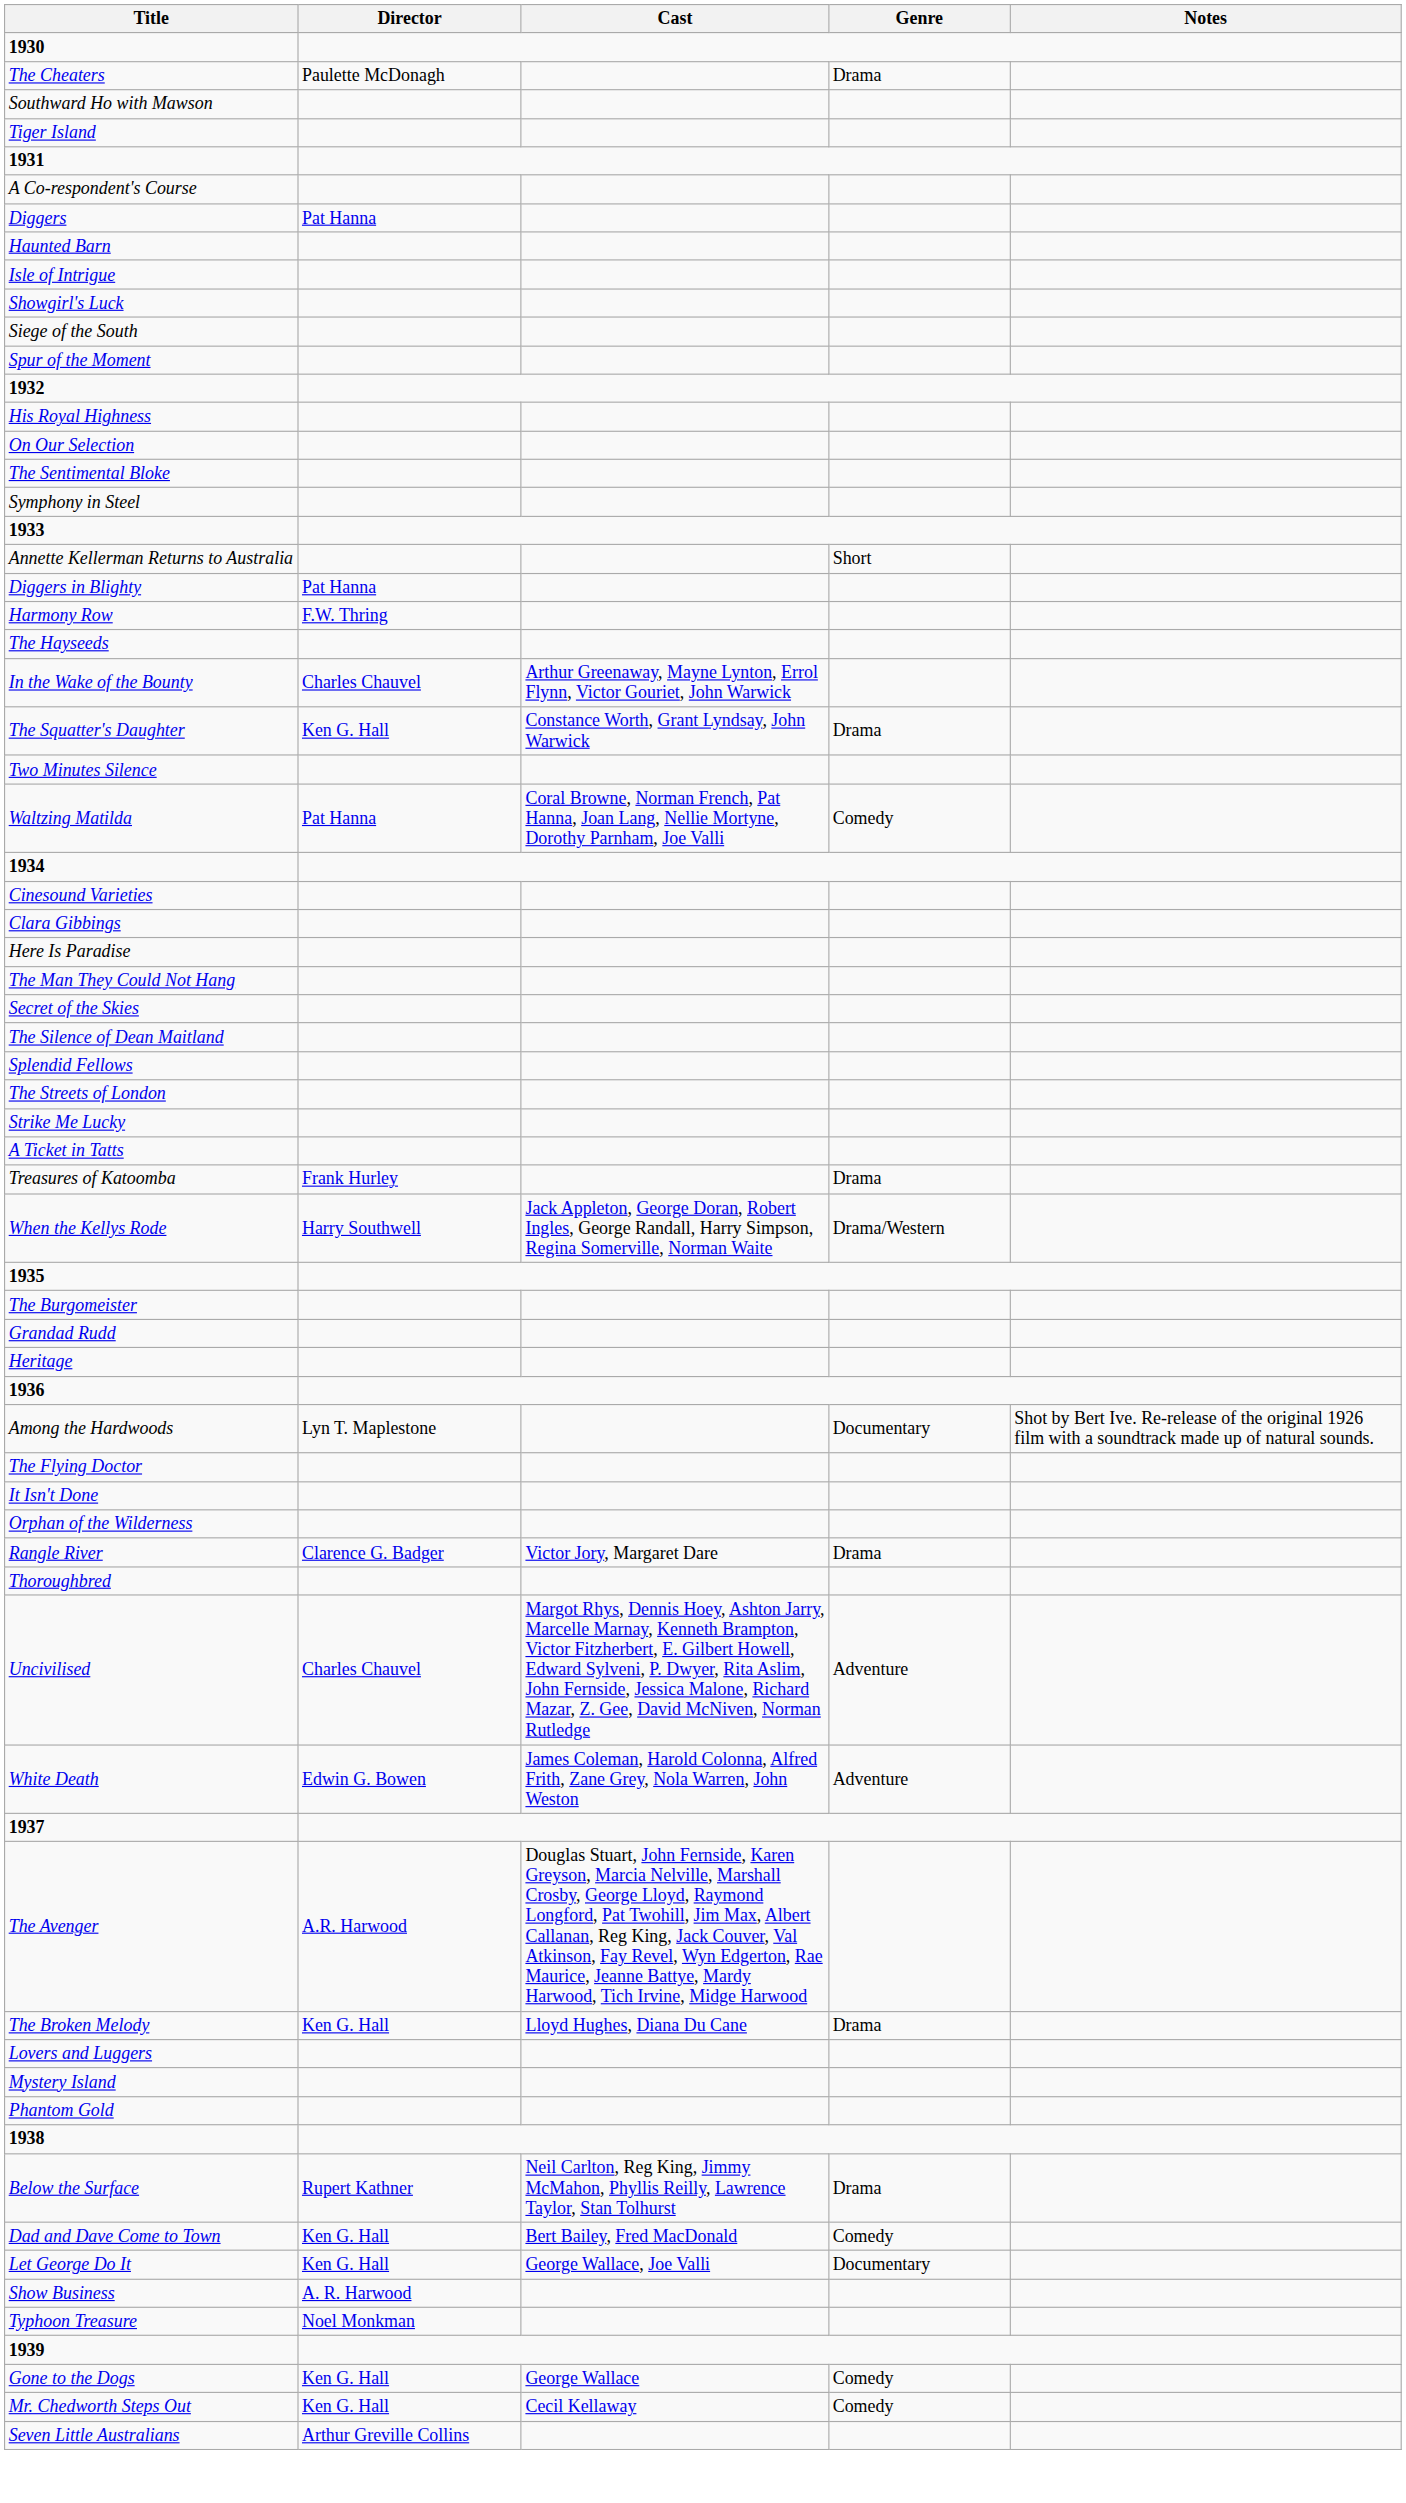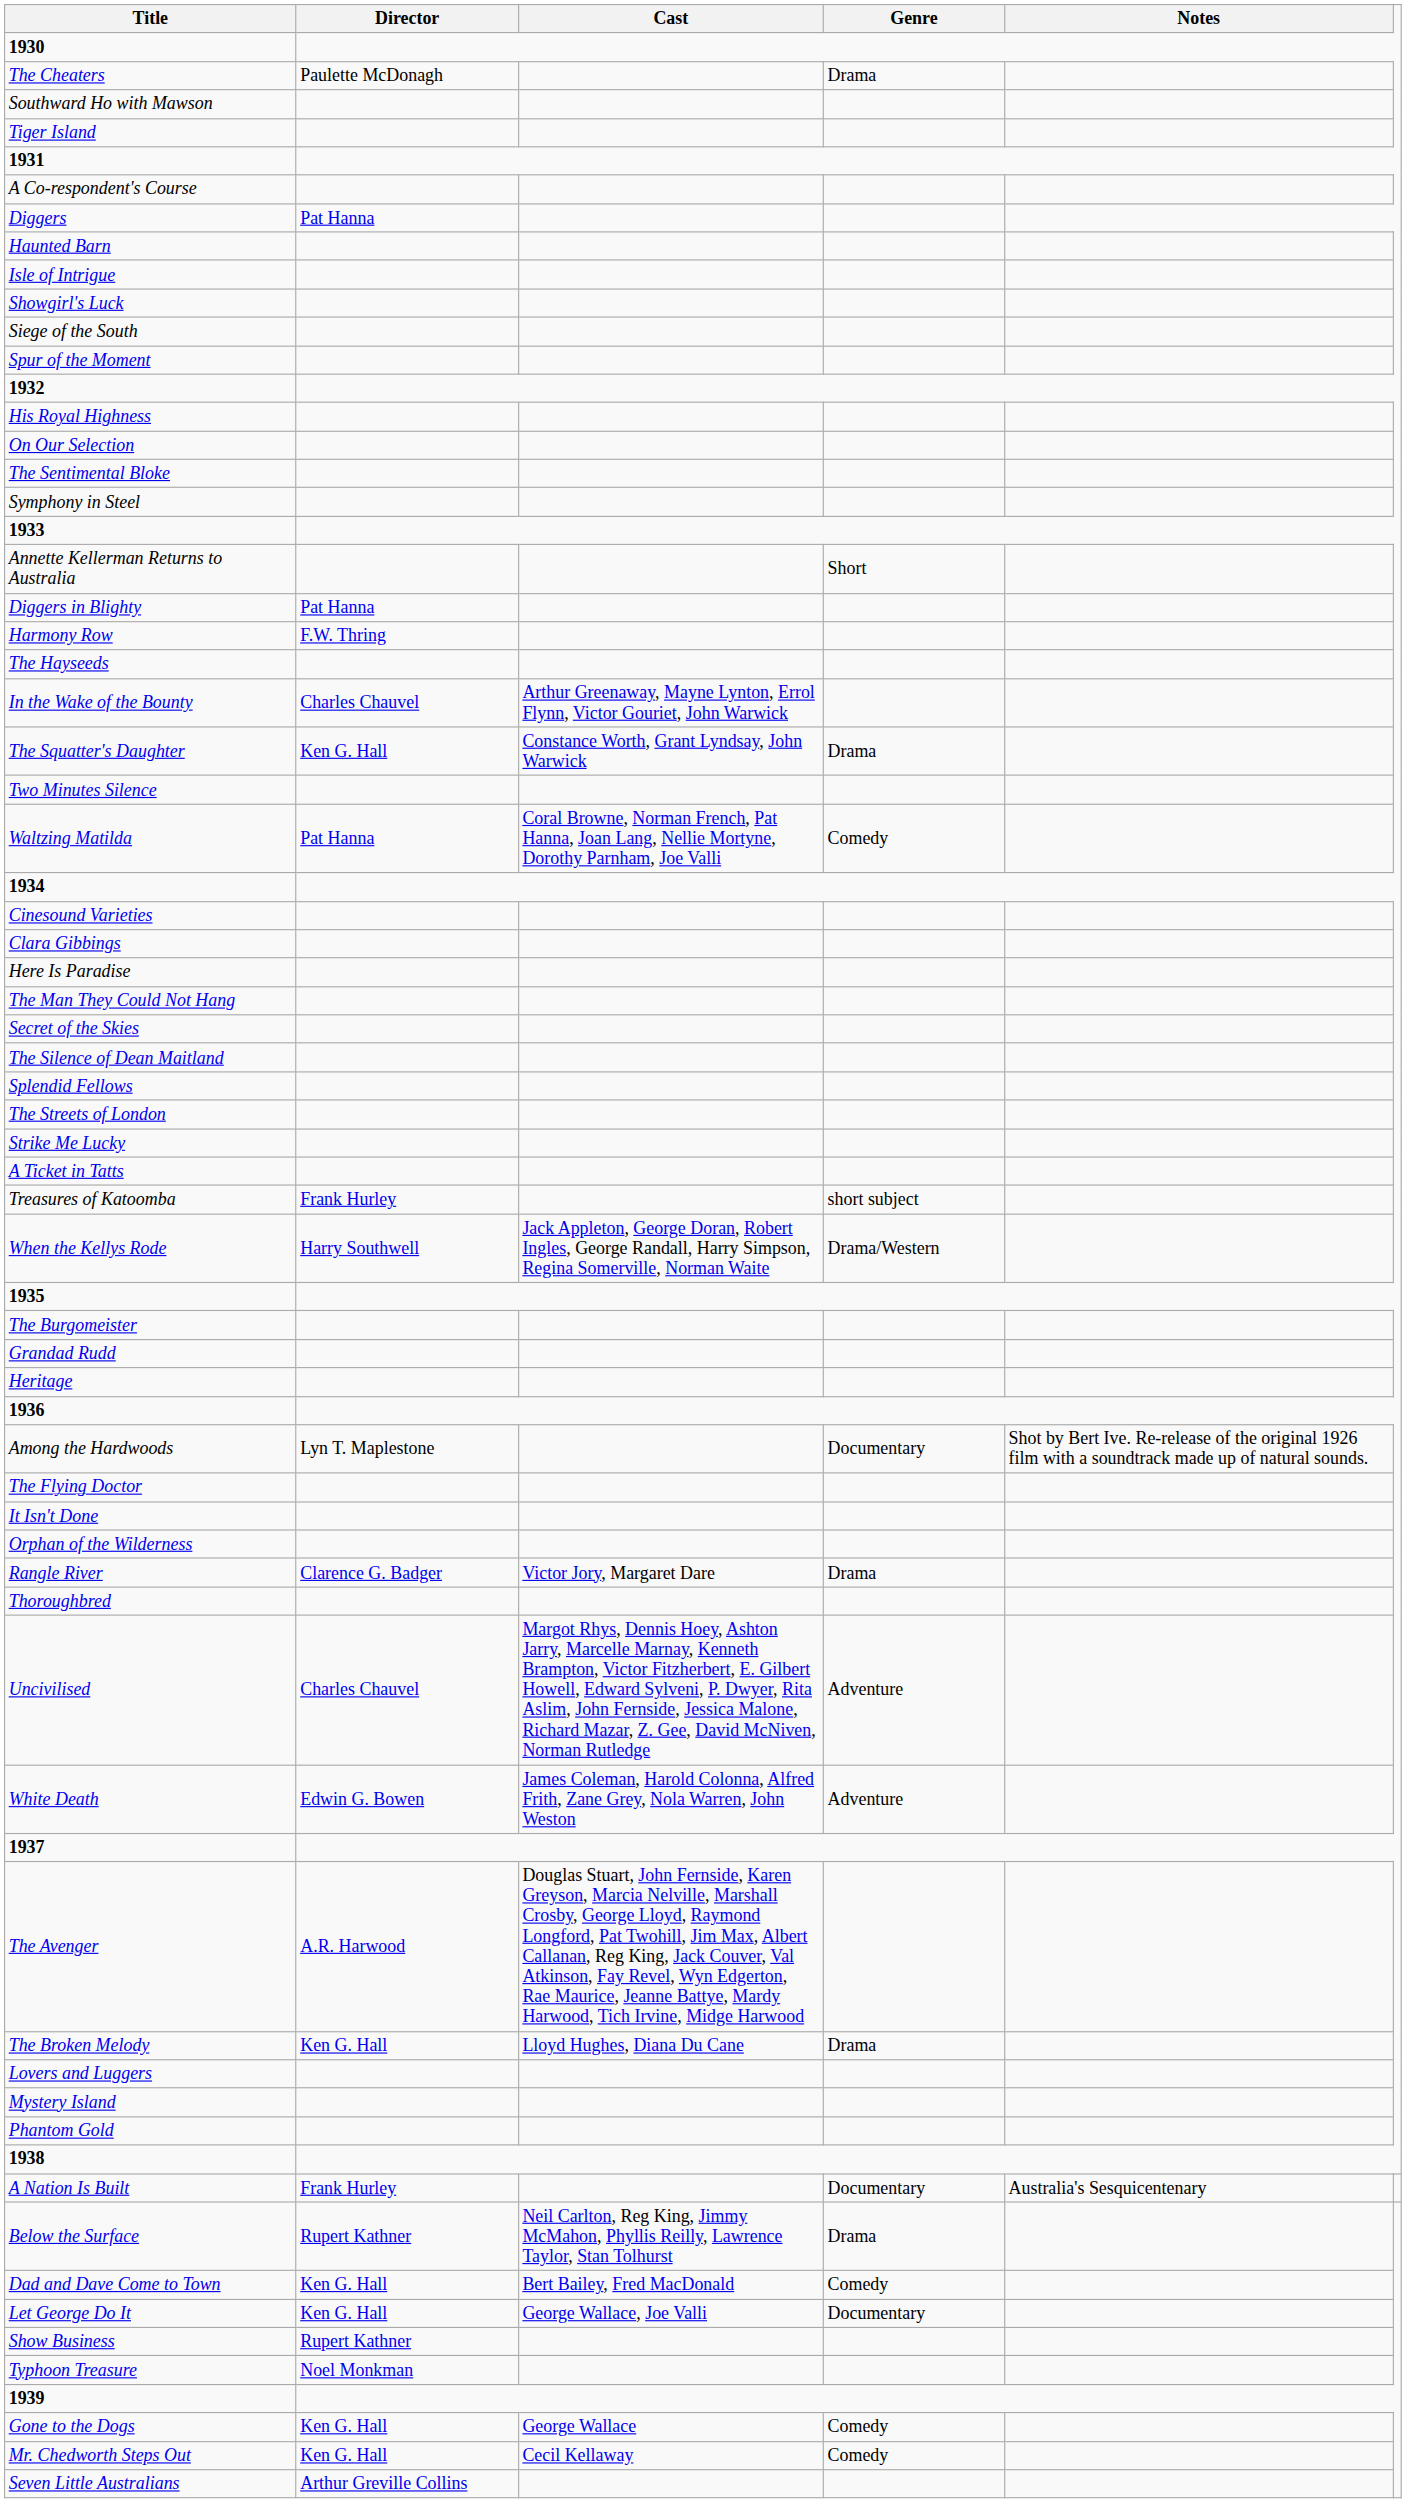(857, 1179) Drama -> (873, 1199) short subject
+ row: (69, 2187)
(357, 2293) A. R. Harwood -> (356, 2341) Rupert Kathner
